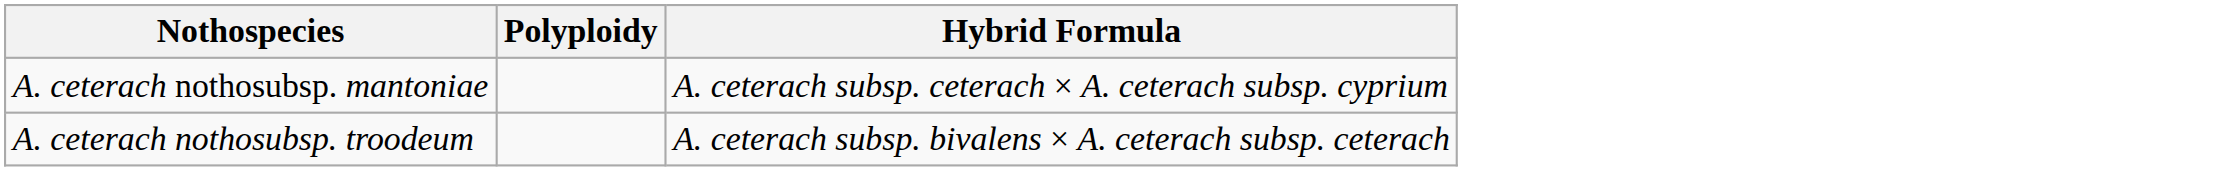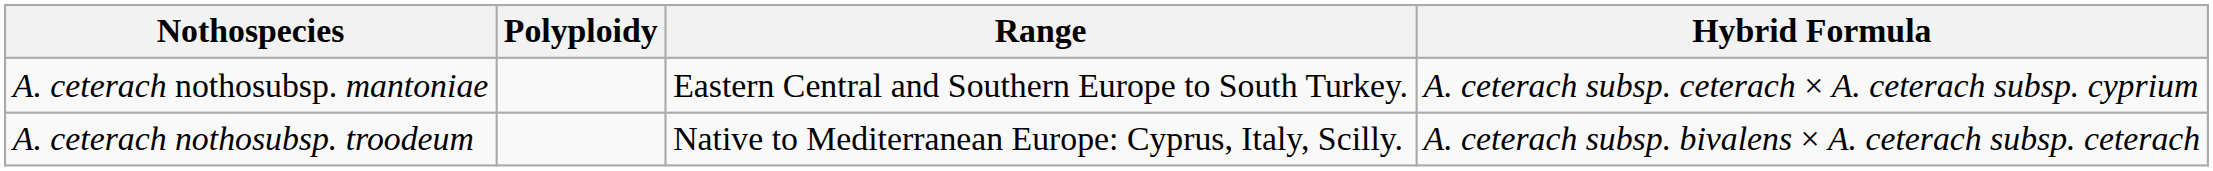+ column: (1041, 31)
